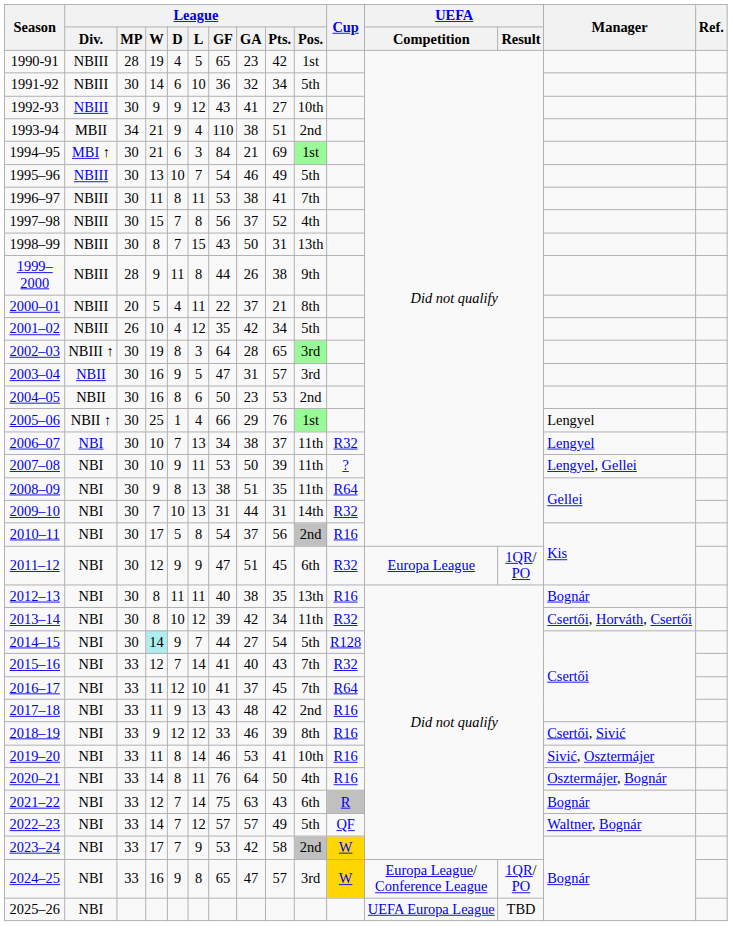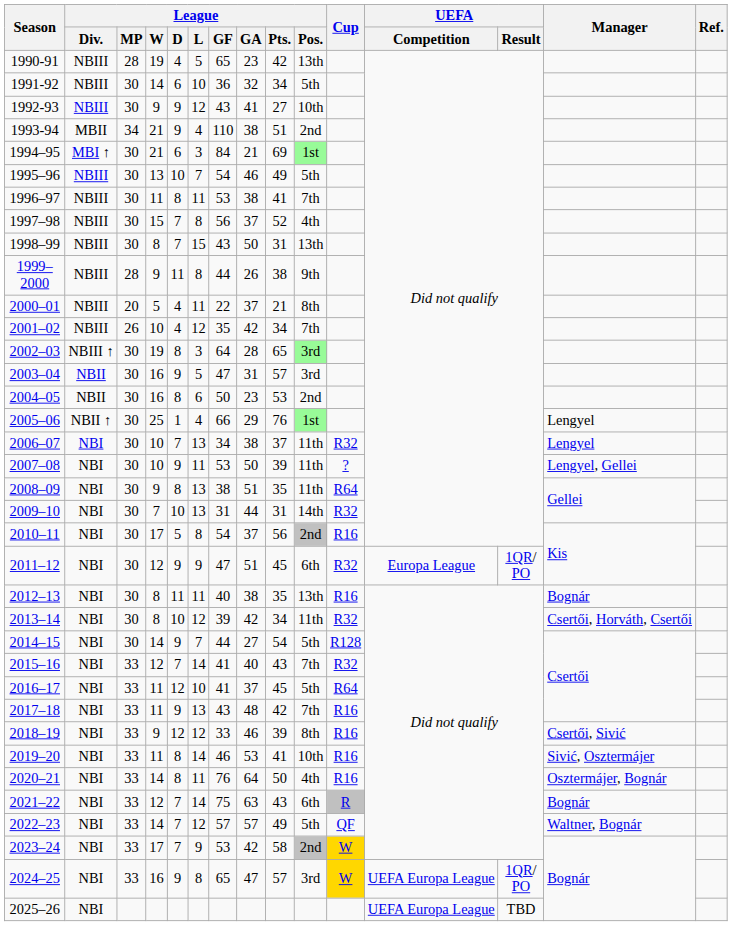(311, 61) 1st -> (311, 61) 13th
(311, 329) 5th -> (311, 329) 7th
(156, 642) paleturquoise background -> (156, 642) no background
(311, 687) 7th -> (311, 687) 5th
(311, 710) 2nd -> (311, 710) 7th
(431, 878) Europa League/ Conference League -> (431, 878) UEFA Europa League
